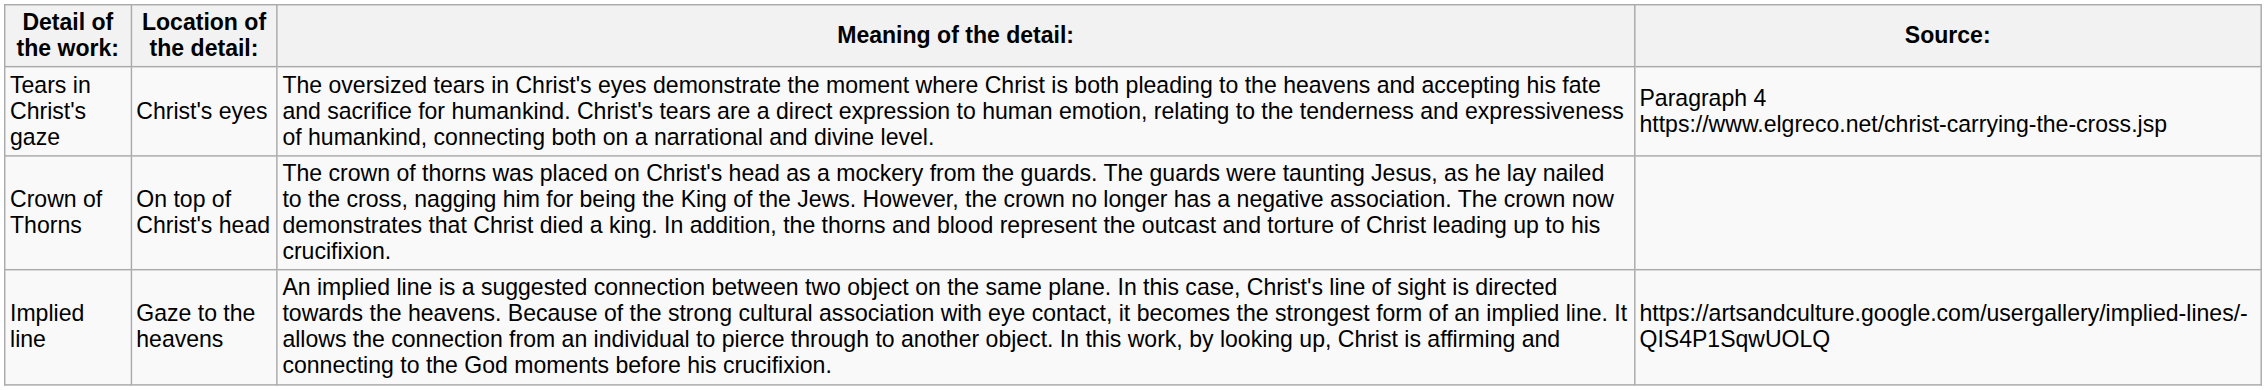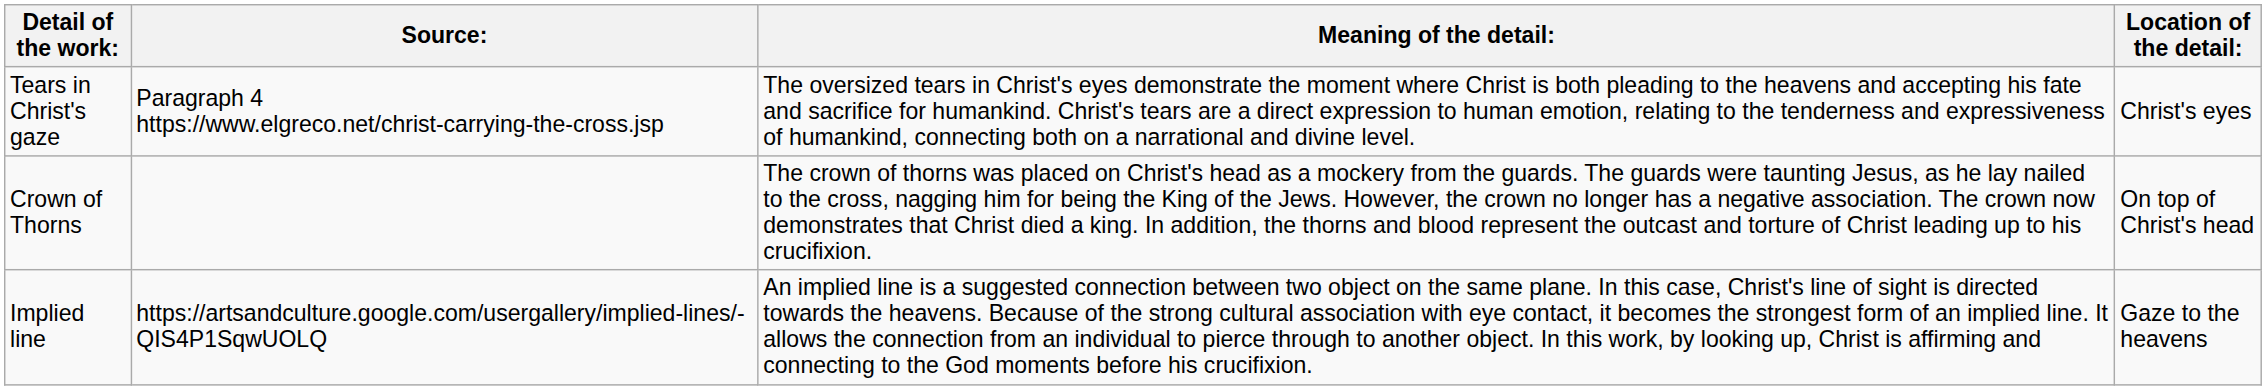columns swapped: (204, 35) <-> (1948, 35)
